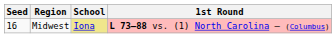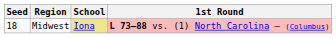(12, 26) 16 -> (12, 26) 18
